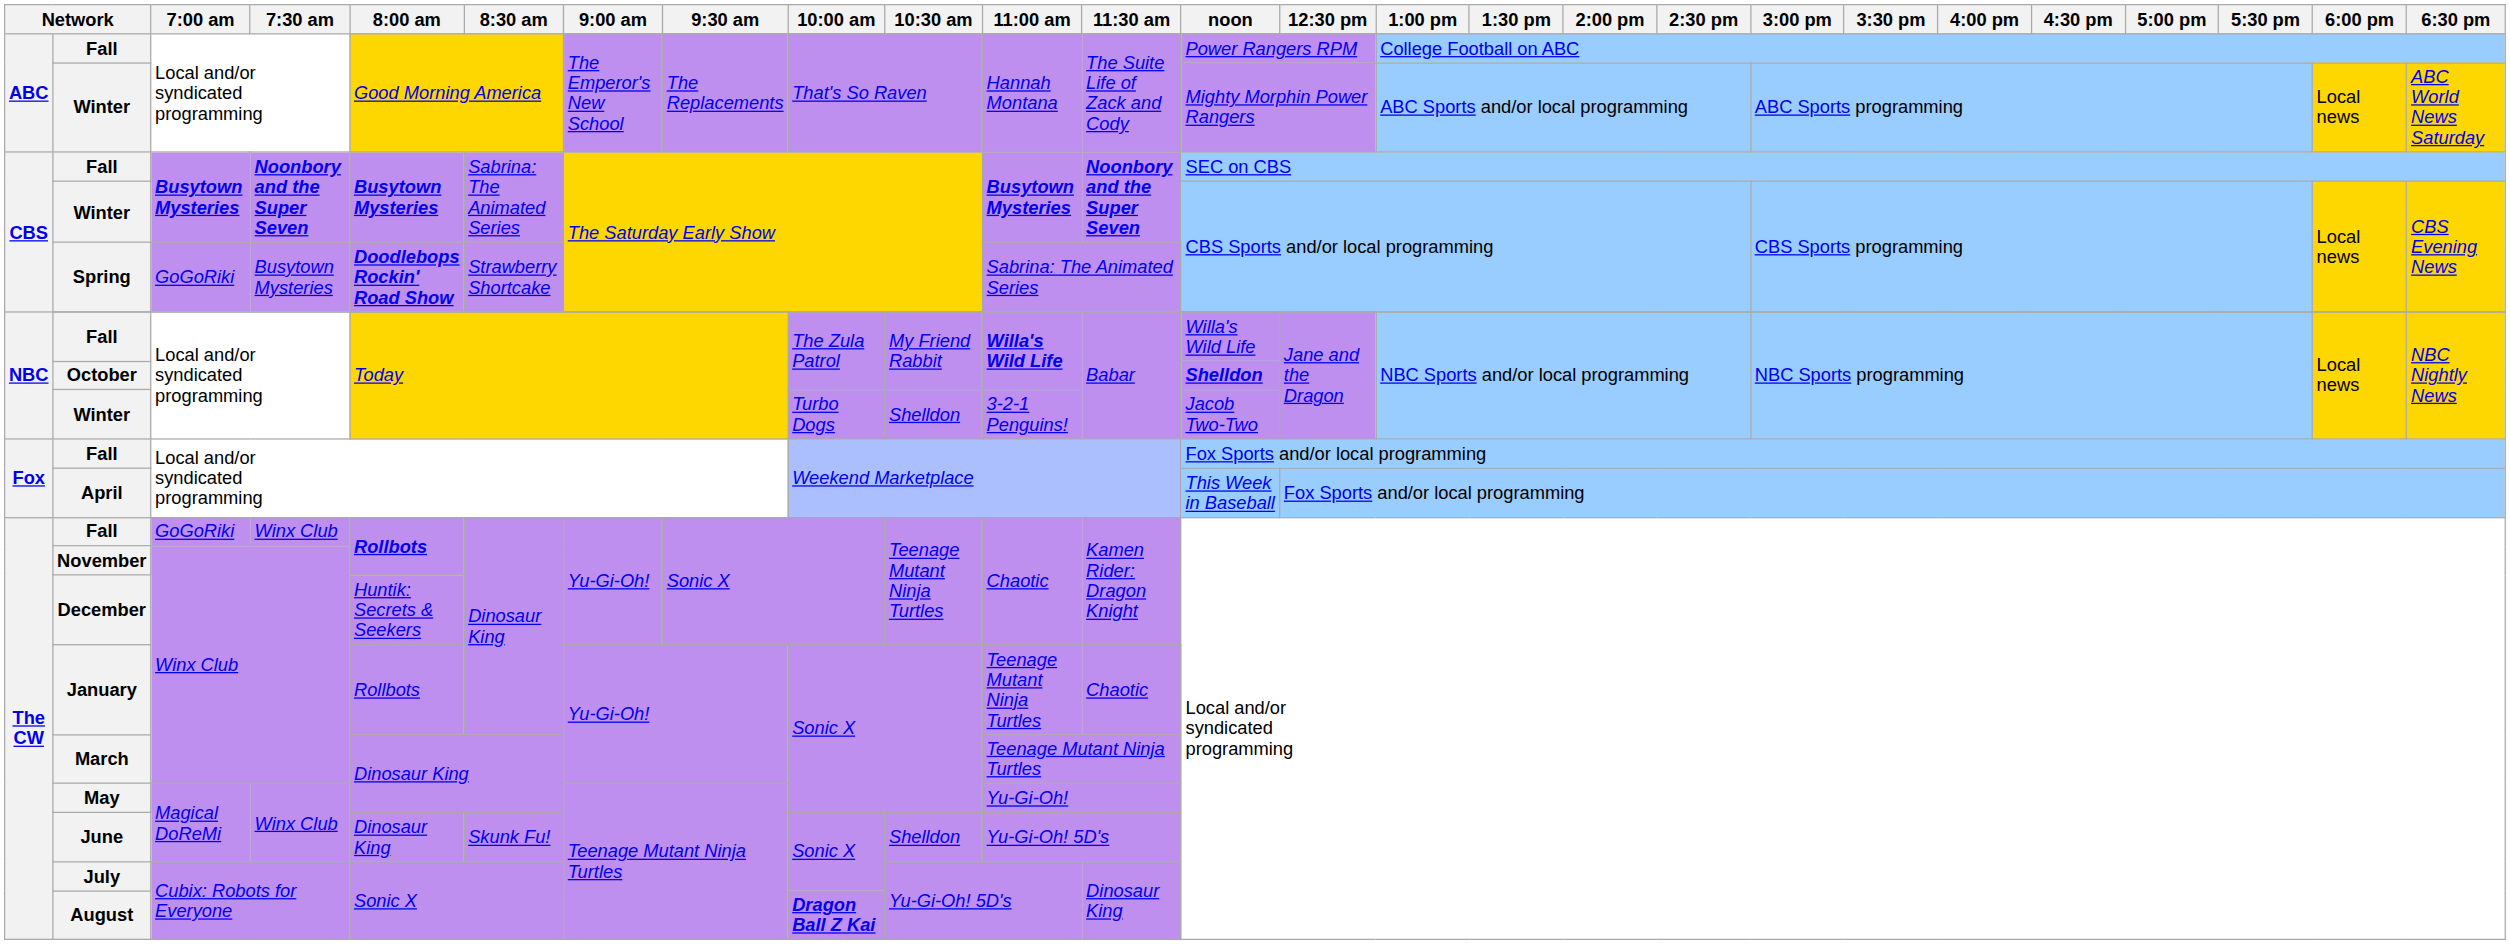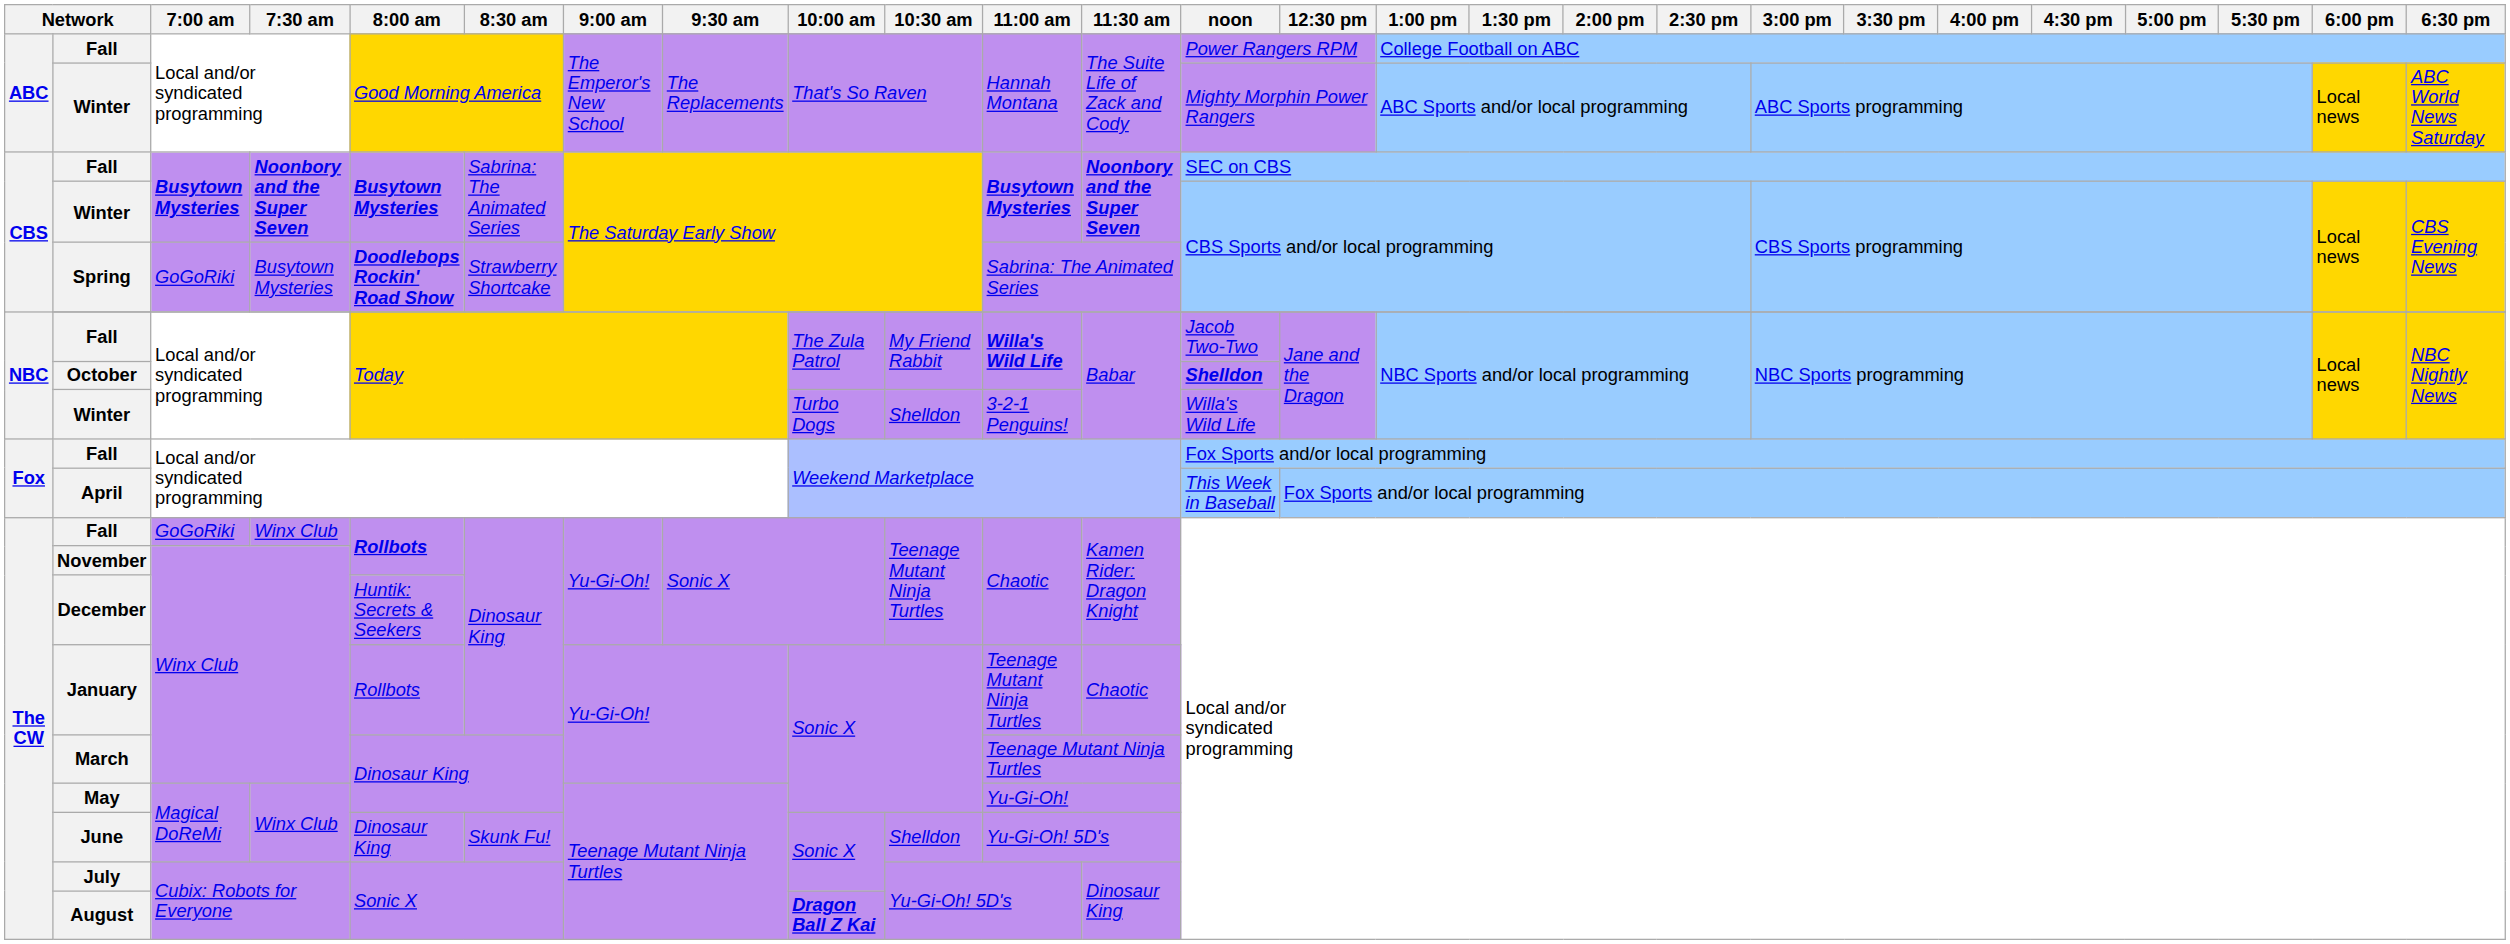(1220, 337) Willa's Wild Life -> (1222, 337) Jacob Two-Two
(1222, 415) Jacob Two-Two -> (1220, 415) Willa's Wild Life
